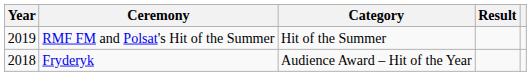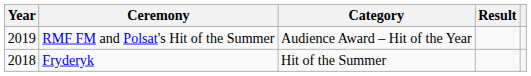(334, 37) Hit of the Summer -> (376, 37) Audience Award – Hit of the Year
(376, 60) Audience Award – Hit of the Year -> (334, 60) Hit of the Summer
